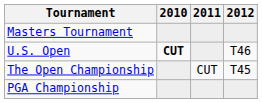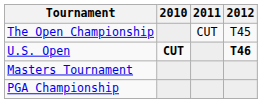rows swapped: (70, 33) <-> (81, 70)
(241, 52) normal -> (241, 52) bold
